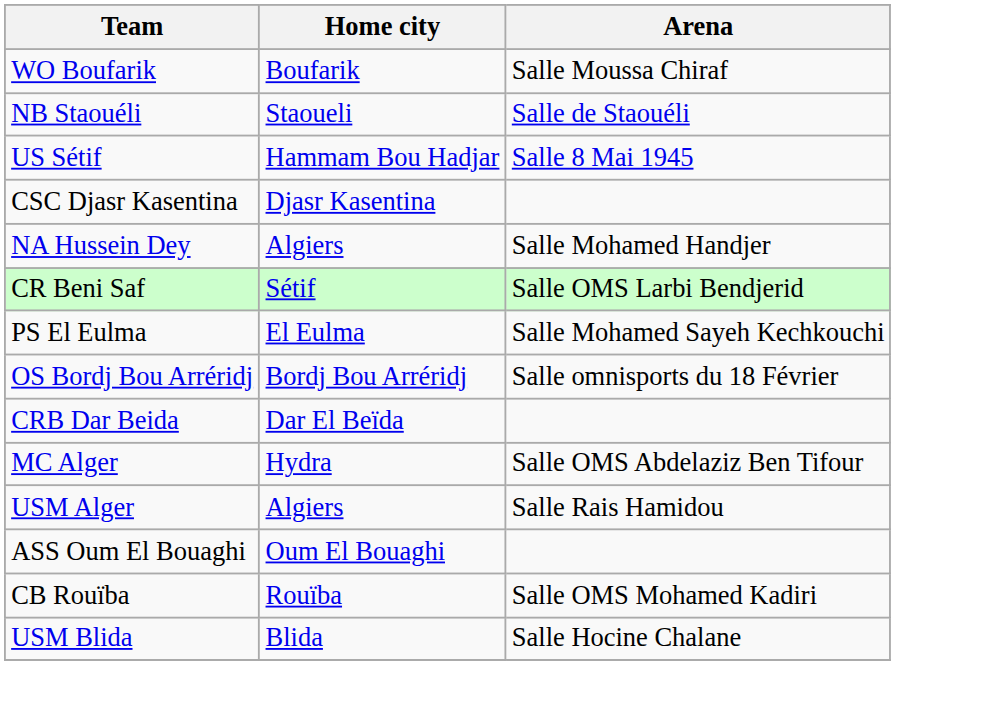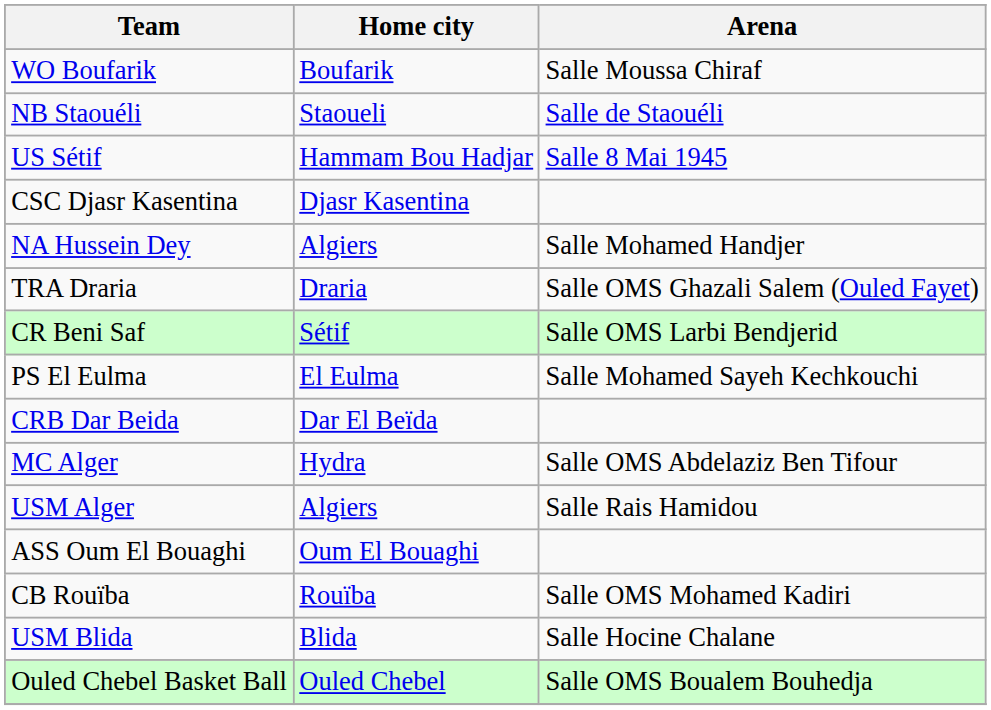+ row: (74, 288)
- row: (132, 376)
+ row: (149, 682)
